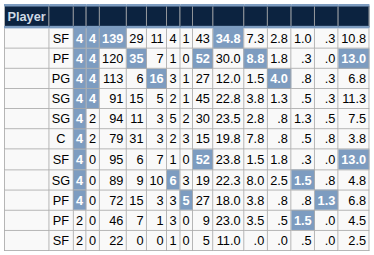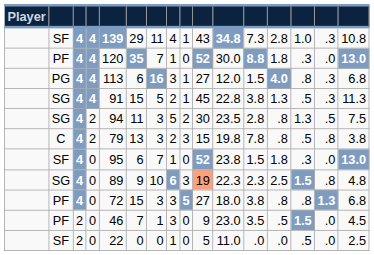(136, 139) 31 -> (136, 139) 13
(203, 180) no background -> (203, 180) lightsalmon background
(255, 180) 8.0 -> (255, 180) 2.3
